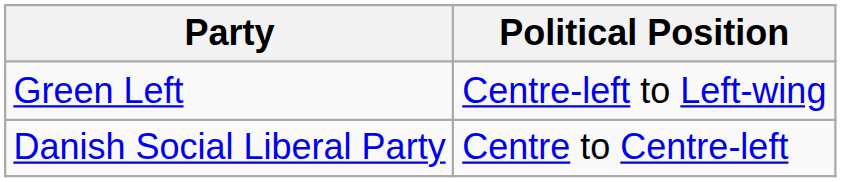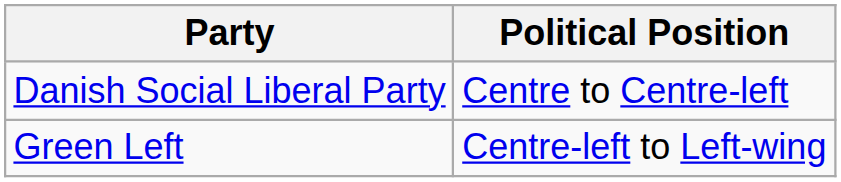rows swapped: (230, 147) <-> (98, 90)
